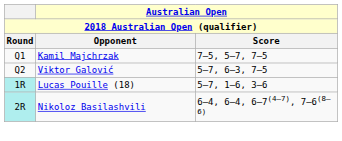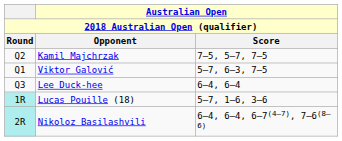(20, 56) Q1 -> (20, 56) Q2
(20, 70) Q2 -> (20, 70) Q1
+ row: (70, 85)
